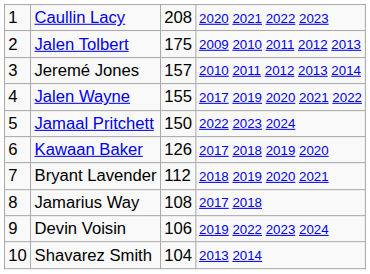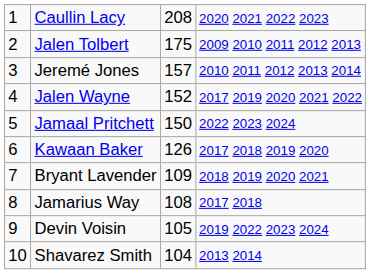(178, 96) 155 -> (178, 96) 152
(178, 176) 112 -> (178, 176) 109
(178, 228) 106 -> (178, 228) 105
